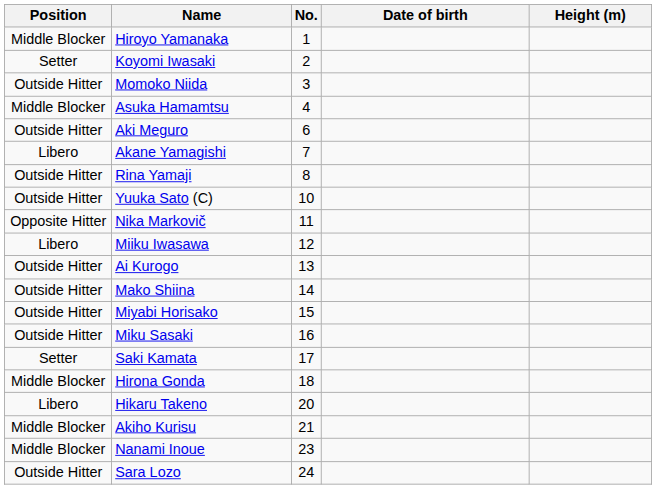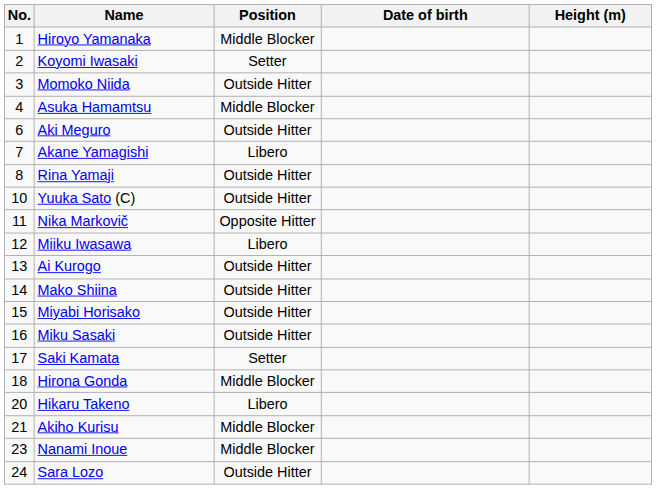columns swapped: (306, 15) <-> (58, 15)
